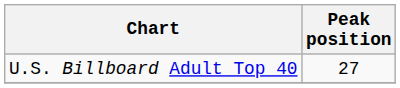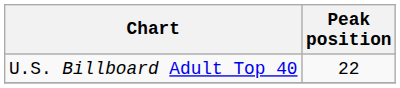(349, 69) 27 -> (349, 69) 22
